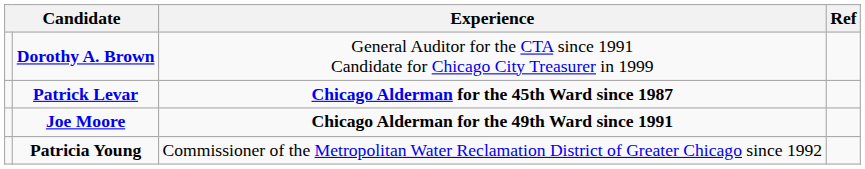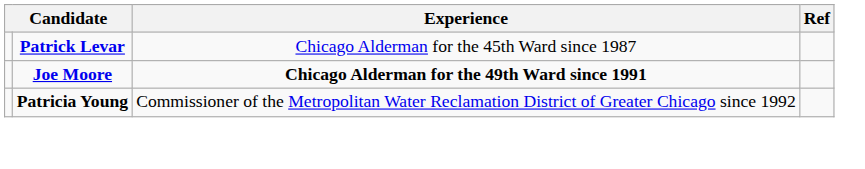- row: (86, 56)
(492, 94) bold -> (466, 46) normal
